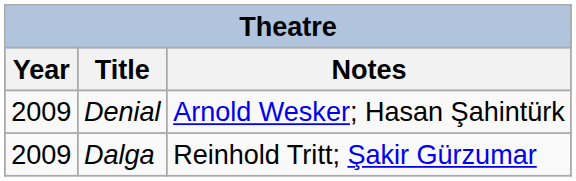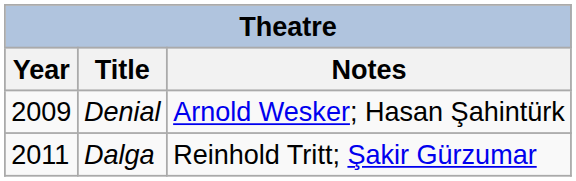(41, 155) 2009 -> (40, 155) 2011
